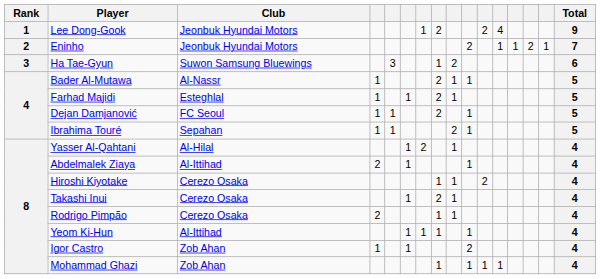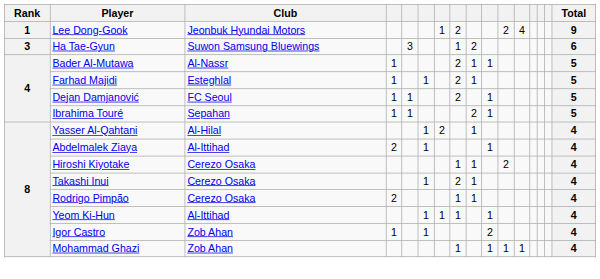- row: (67, 47)
